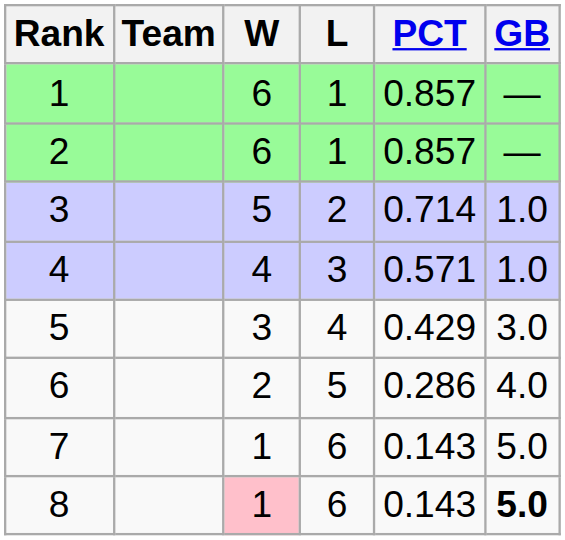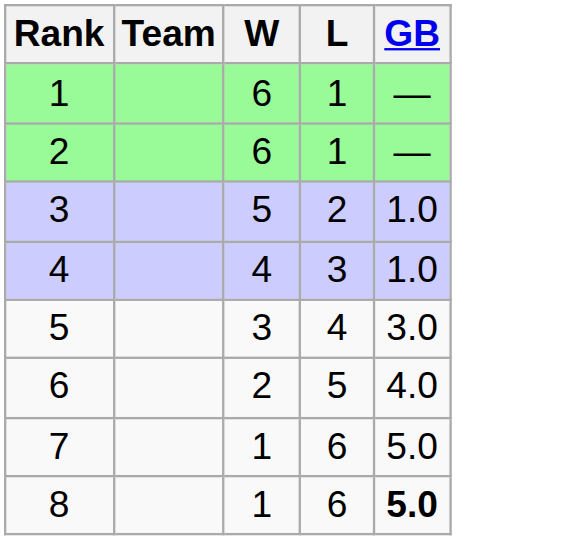- column: (430, 33)
(262, 504) pink background -> (262, 504) no background
